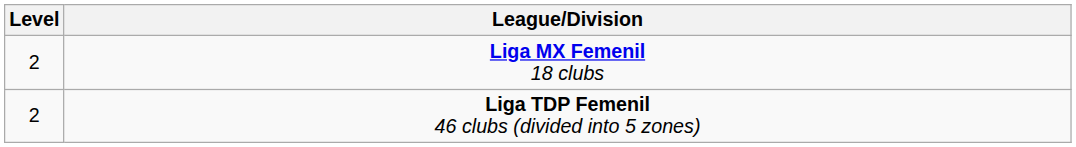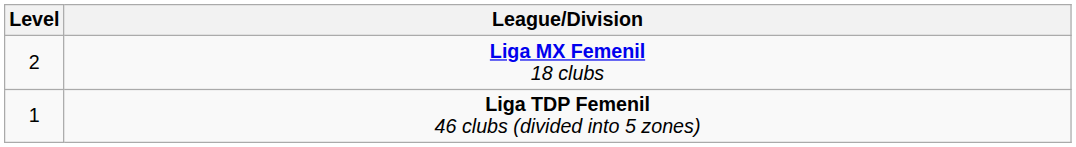(34, 115) 2 -> (34, 115) 1
